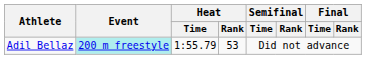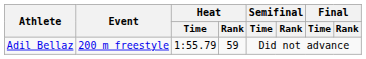(124, 45) paleturquoise background -> (124, 45) no background
(233, 45) 53 -> (233, 45) 59
